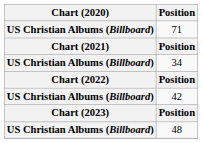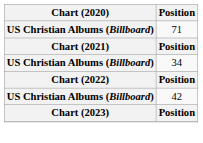- row: (177, 130)
